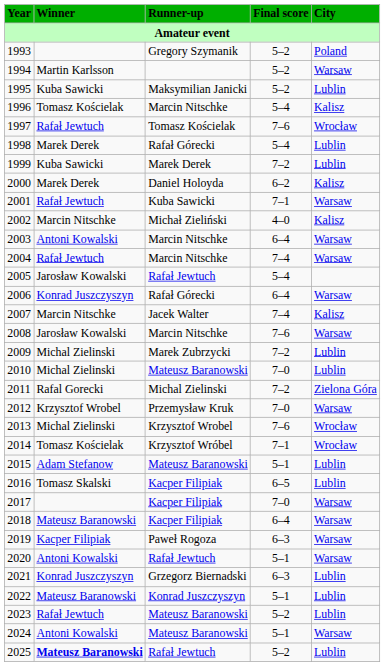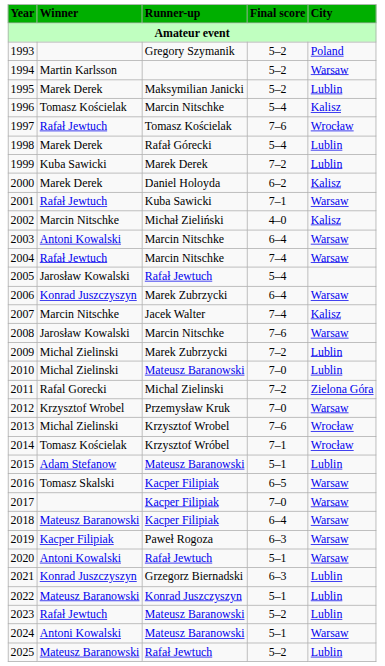(70, 88) Kuba Sawicki -> (71, 88) Marek Derek
(182, 295) Rafał Górecki -> (186, 295) Marek Zubrzycki
(330, 483) Lublin -> (330, 483) Warsaw
(90, 652) bold -> (90, 652) normal
